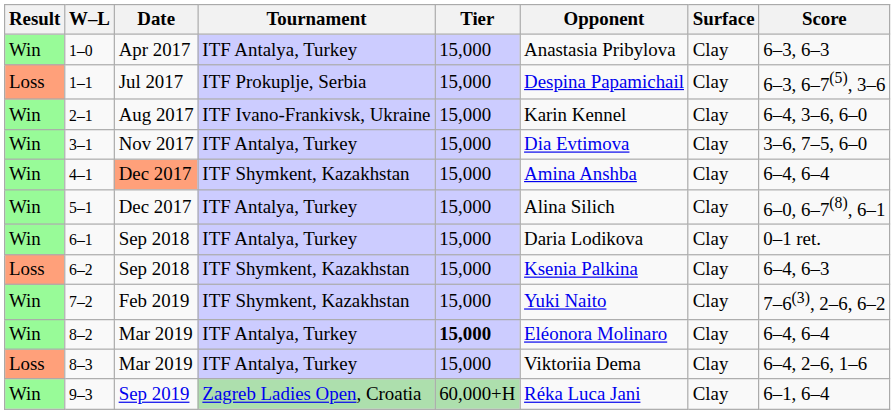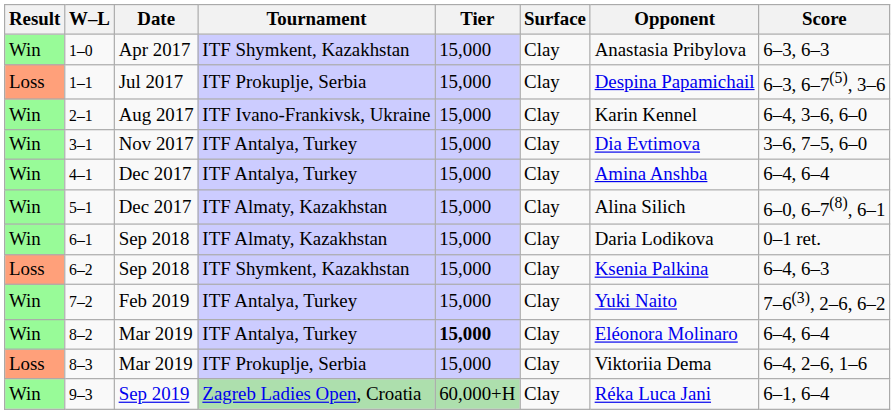columns swapped: (724, 19) <-> (604, 19)
(280, 49) ITF Antalya, Turkey -> (306, 49) ITF Shymkent, Kazakhstan
(155, 174) lightsalmon background -> (155, 174) no background
(306, 174) ITF Shymkent, Kazakhstan -> (280, 174) ITF Antalya, Turkey
(280, 206) ITF Antalya, Turkey -> (295, 206) ITF Almaty, Kazakhstan
(280, 239) ITF Antalya, Turkey -> (295, 239) ITF Almaty, Kazakhstan
(306, 301) ITF Shymkent, Kazakhstan -> (280, 301) ITF Antalya, Turkey
(280, 364) ITF Antalya, Turkey -> (284, 364) ITF Prokuplje, Serbia
